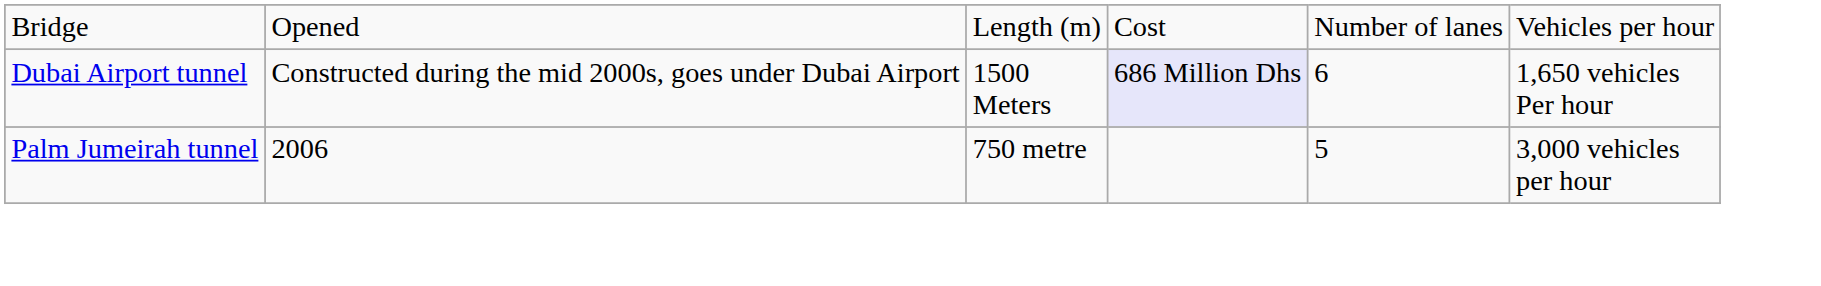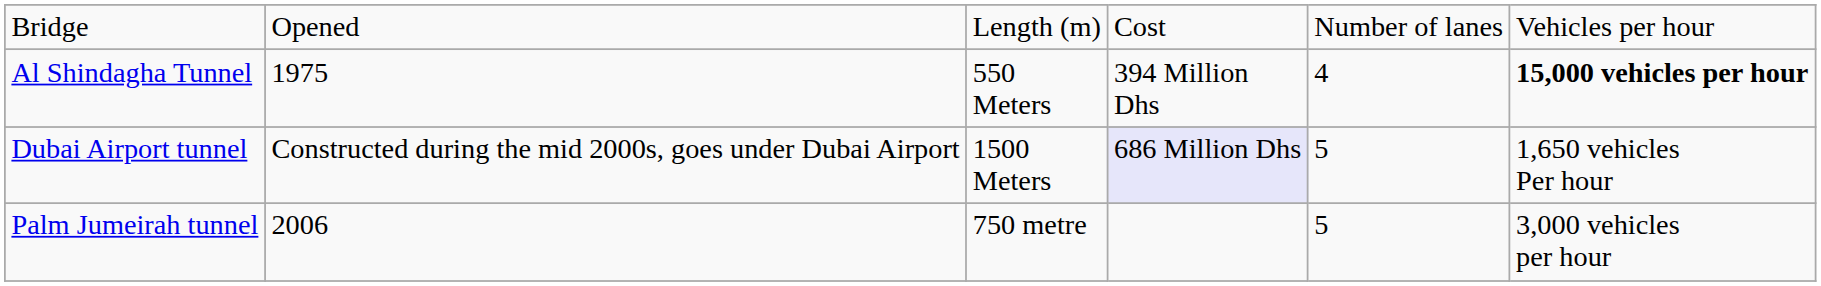+ row: (132, 71)
(1321, 71) 6 -> (1321, 148) 5
